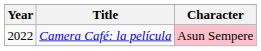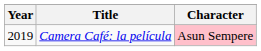(20, 35) 2022 -> (20, 35) 2019
